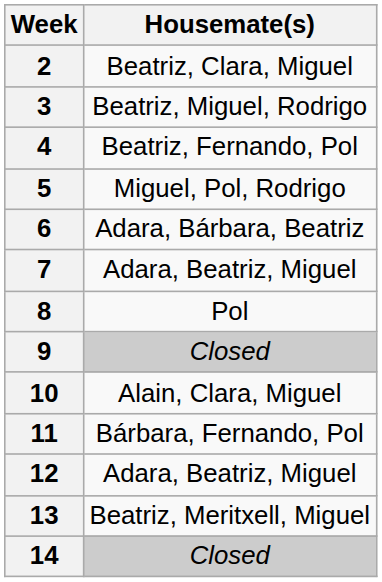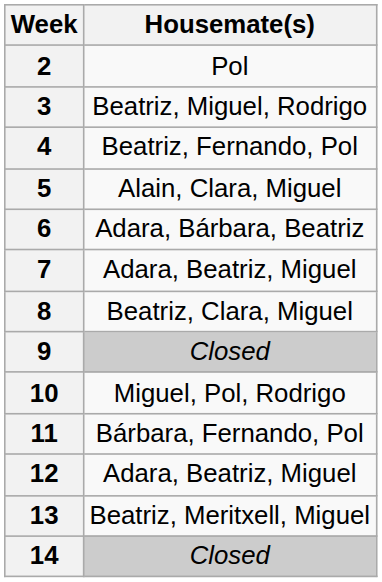(230, 65) Beatriz, Clara, Miguel -> (230, 65) Pol
(230, 188) Miguel, Pol, Rodrigo -> (230, 188) Alain, Clara, Miguel
(230, 310) Pol -> (230, 310) Beatriz, Clara, Miguel
(230, 392) Alain, Clara, Miguel -> (230, 392) Miguel, Pol, Rodrigo
